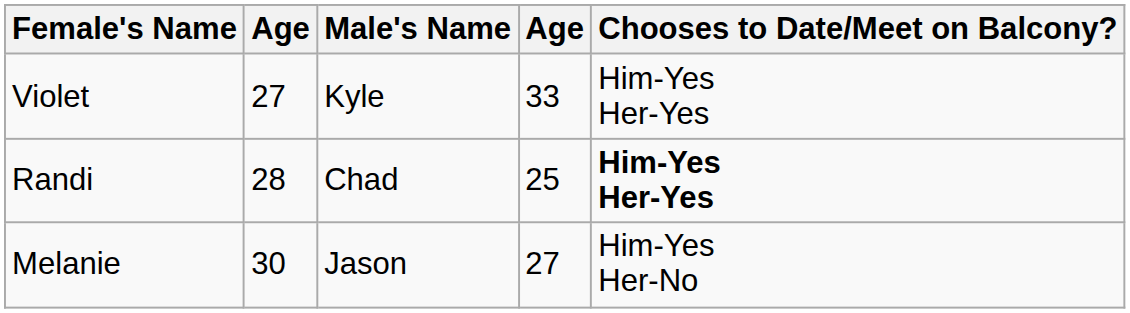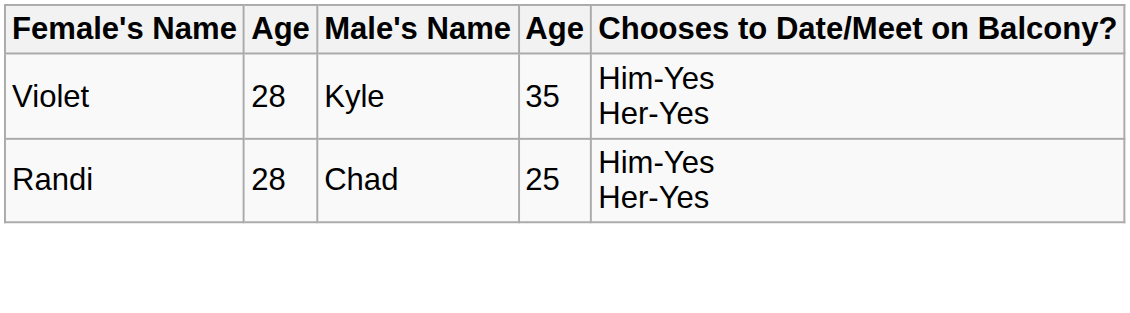(268, 95) 27 -> (268, 95) 28
(543, 95) 33 -> (543, 95) 35
(660, 179) bold -> (656, 179) normal
- row: (66, 264)
